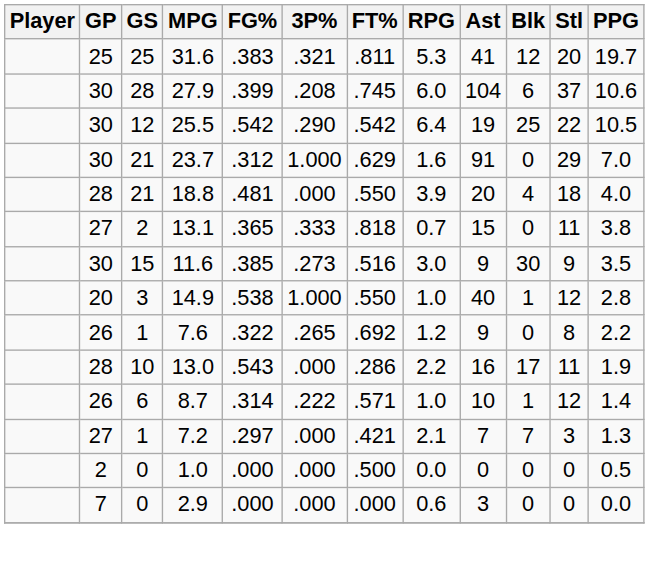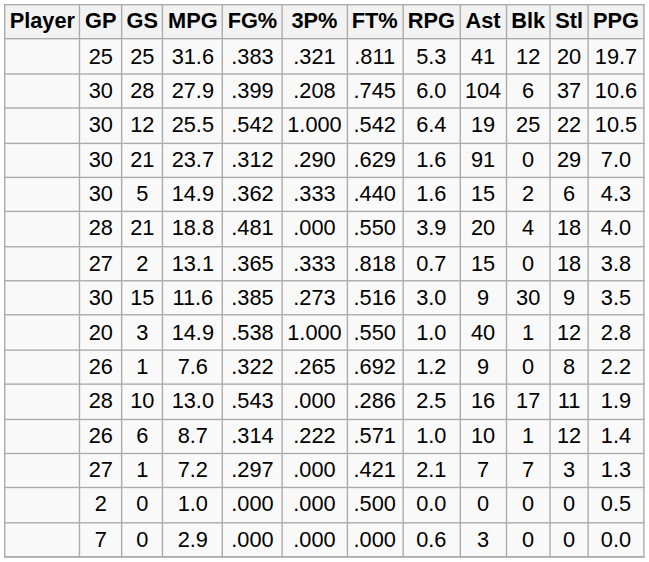(314, 125) .290 -> (314, 125) 1.000
(314, 159) 1.000 -> (314, 159) .290
+ row: (142, 194)
(569, 228) 11 -> (569, 263) 18
(431, 366) 2.2 -> (431, 401) 2.5
